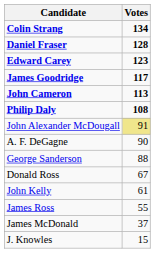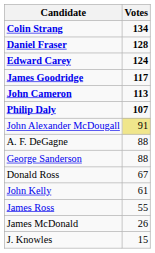(140, 61) 123 -> (140, 61) 124
(140, 110) 108 -> (140, 110) 107
(143, 142) 90 -> (143, 142) 88
(143, 223) 37 -> (143, 223) 26
